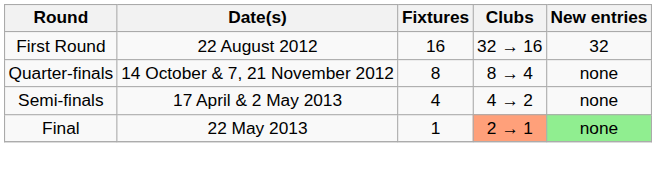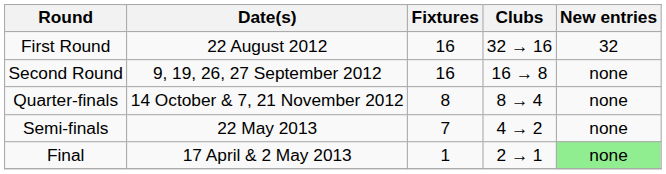+ row: (66, 73)
(258, 100) 17 April & 2 May 2013 -> (267, 127) 22 May 2013
(436, 100) 4 -> (445, 127) 7
(258, 127) 22 May 2013 -> (267, 155) 17 April & 2 May 2013
(510, 127) lightsalmon background -> (519, 155) no background
